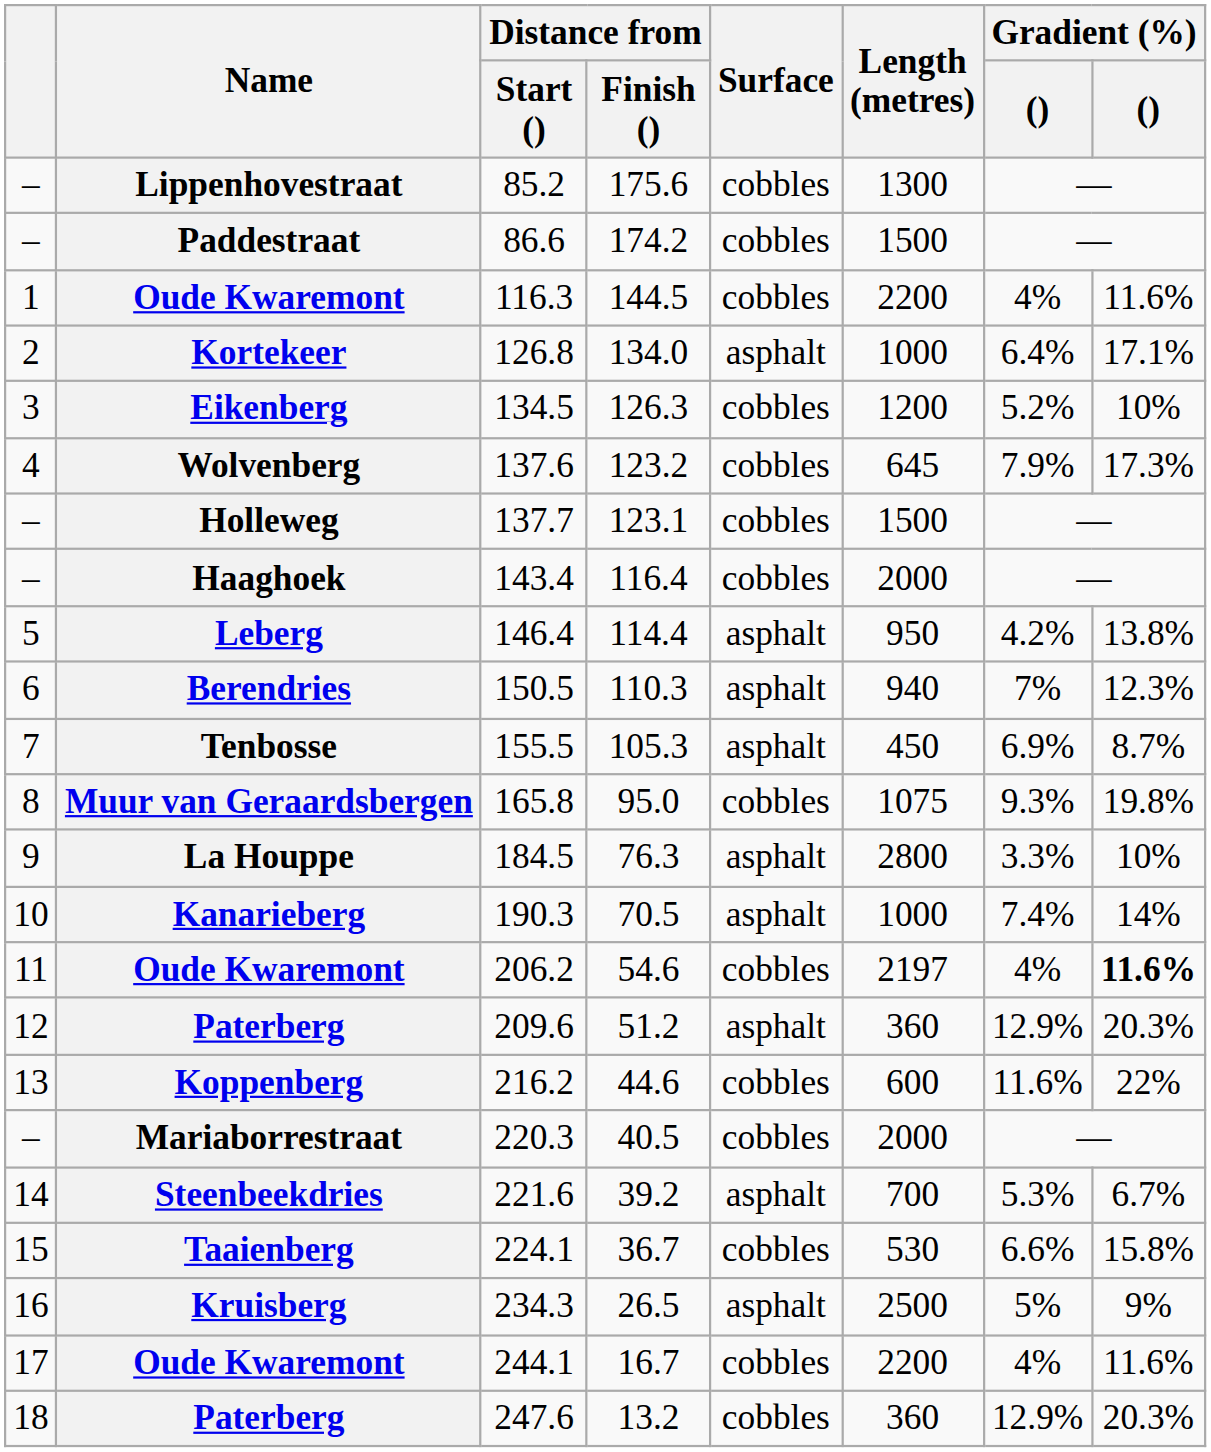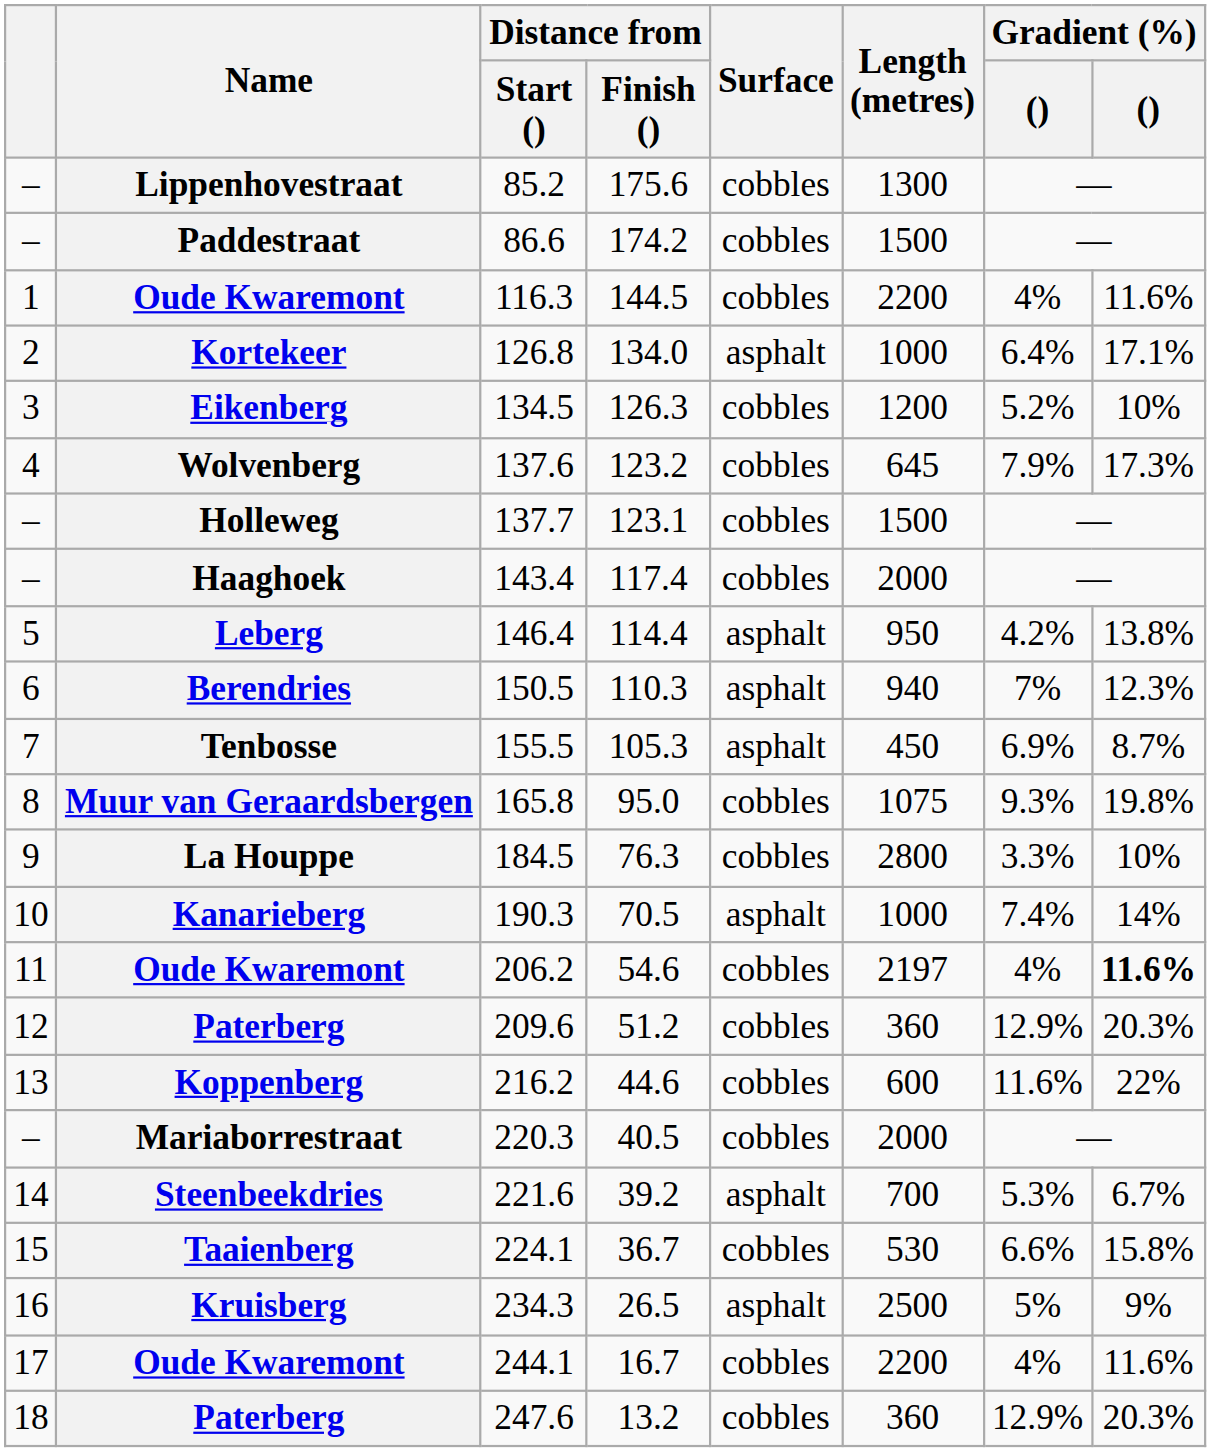(648, 577) 116.4 -> (648, 577) 117.4
(776, 857) asphalt -> (776, 857) cobbles
(776, 1025) asphalt -> (776, 1025) cobbles
